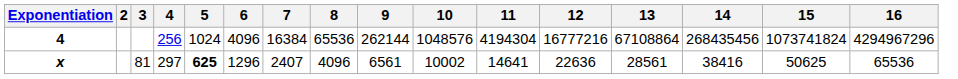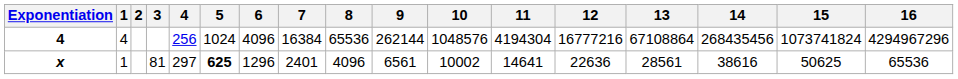+ column: (124, 16)
(287, 62) 2407 -> (302, 62) 2401
(723, 62) 38416 -> (737, 62) 38616
